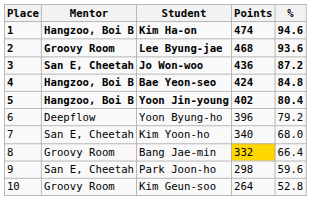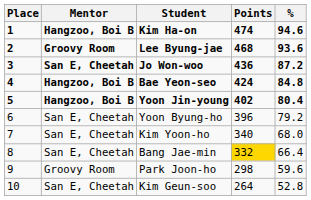(70, 117) Deepflow -> (89, 117) San E, Cheetah
(79, 152) Groovy Room -> (89, 152) San E, Cheetah
(89, 169) San E, Cheetah -> (79, 169) Groovy Room
(79, 187) Groovy Room -> (89, 187) San E, Cheetah
